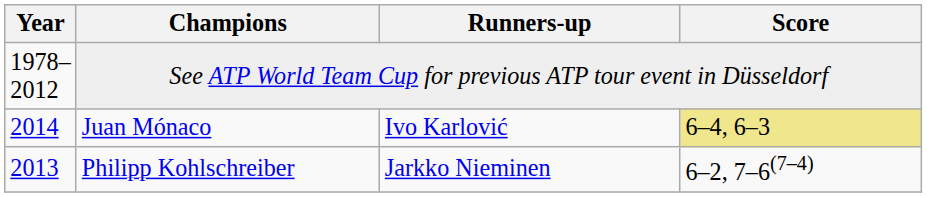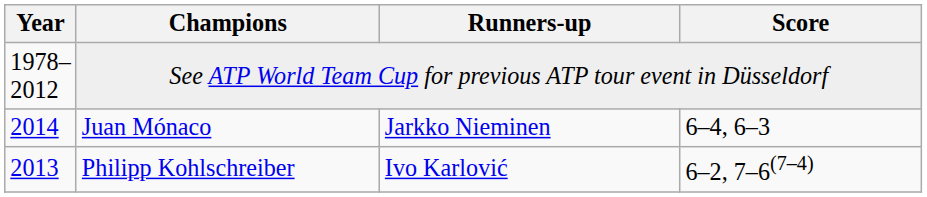(446, 127) Ivo Karlović -> (468, 127) Jarkko Nieminen
(728, 127) khaki background -> (728, 127) no background
(468, 169) Jarkko Nieminen -> (446, 169) Ivo Karlović
